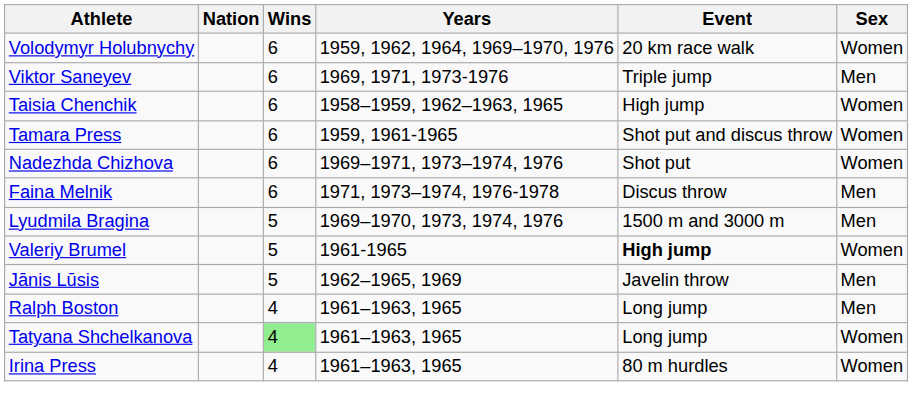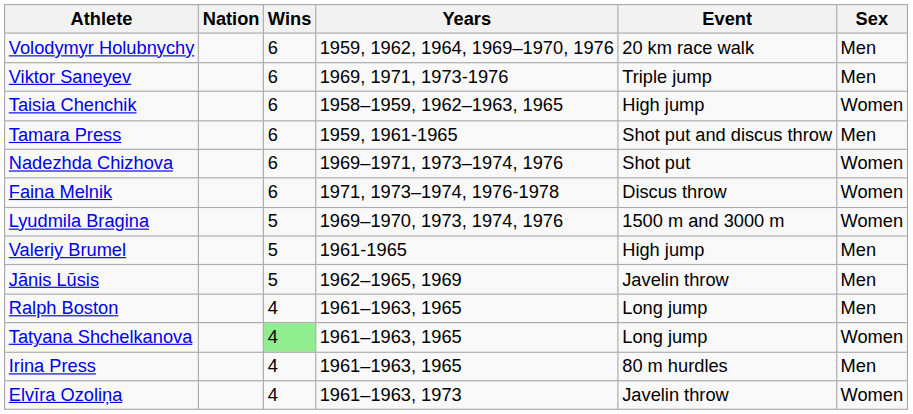(872, 47) Women -> (858, 47) Men
(872, 134) Women -> (858, 134) Men
(858, 192) Men -> (872, 192) Women
(858, 221) Men -> (872, 221) Women
(667, 250) bold -> (663, 250) normal
(872, 250) Women -> (858, 250) Men
(872, 366) Women -> (858, 366) Men
+ row: (66, 395)
